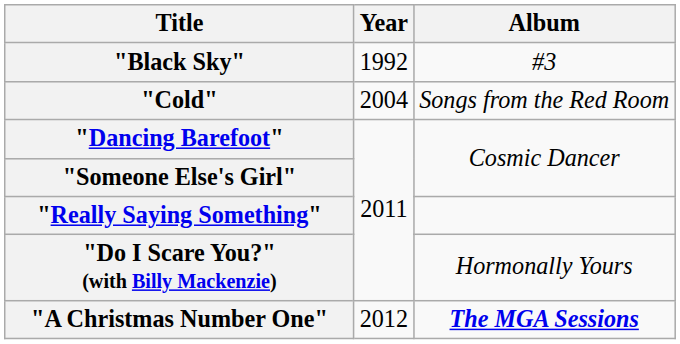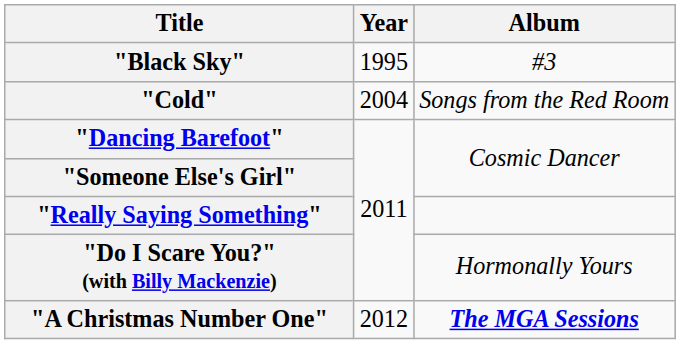(384, 61) 1992 -> (384, 61) 1995
